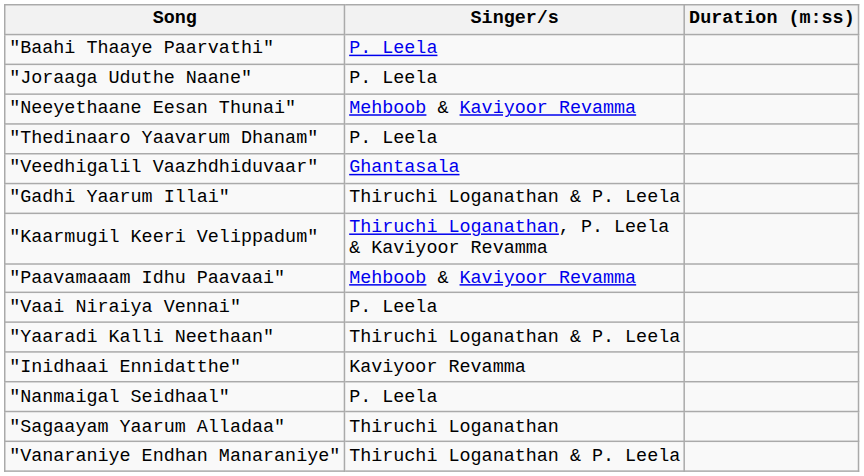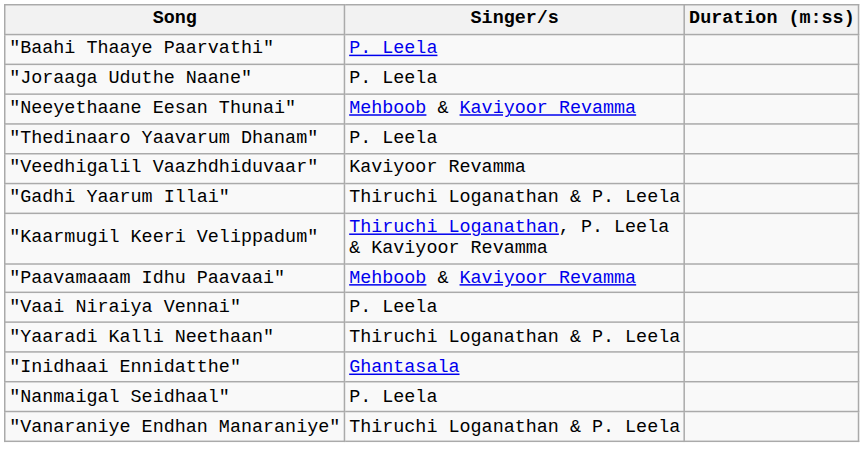(404, 168) Ghantasala -> (437, 168) Kaviyoor Revamma
(437, 368) Kaviyoor Revamma -> (404, 368) Ghantasala
- row: (147, 427)
